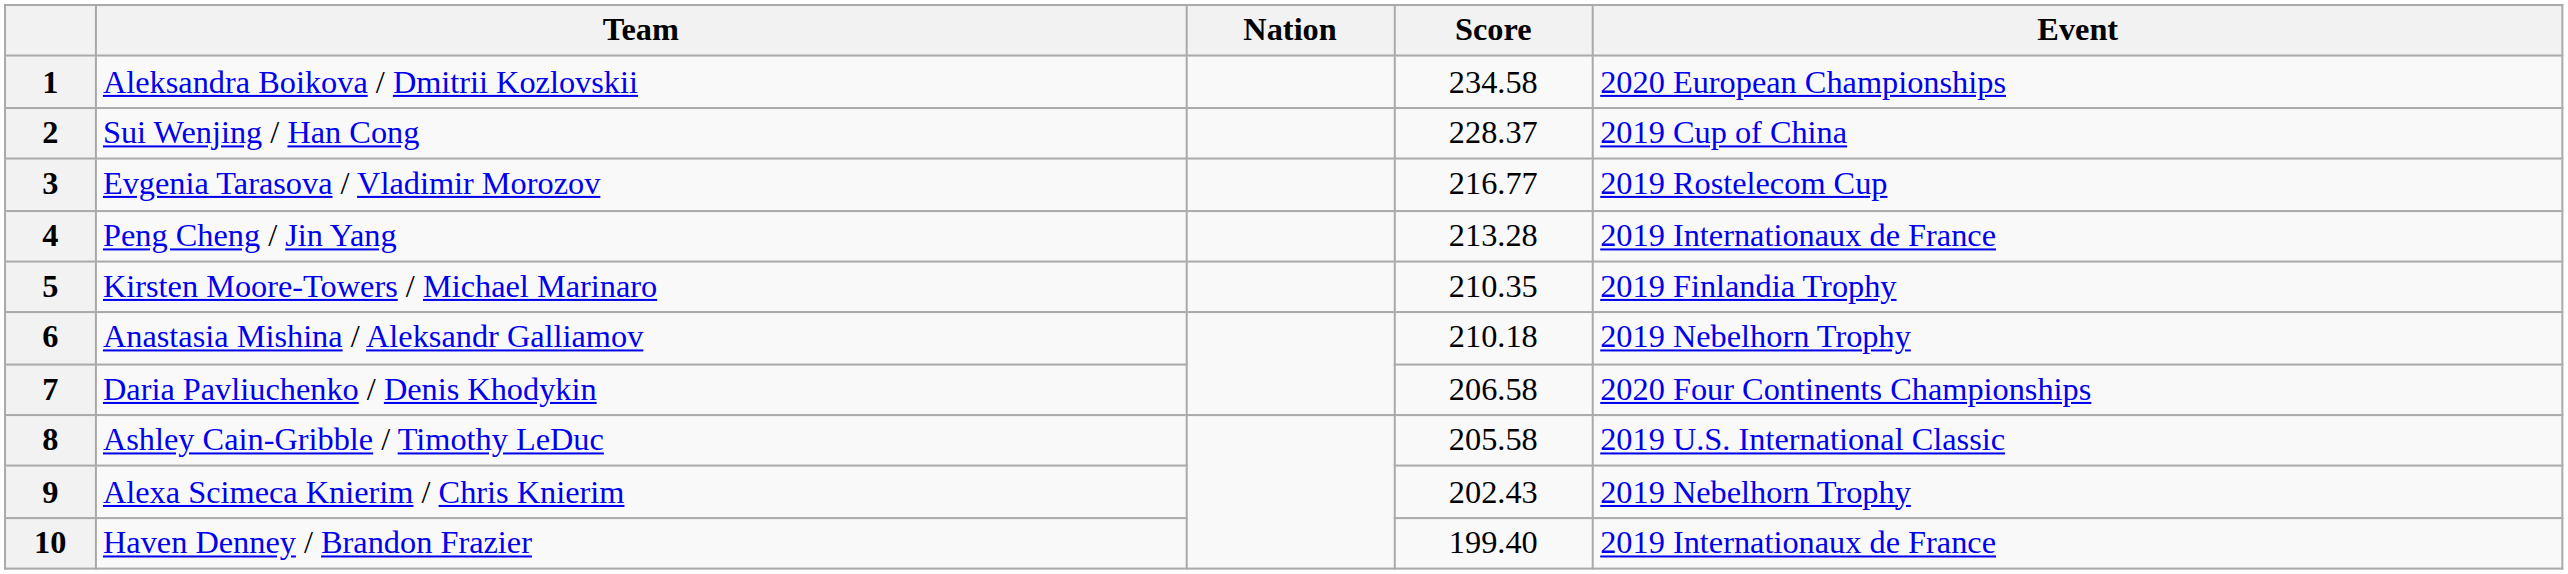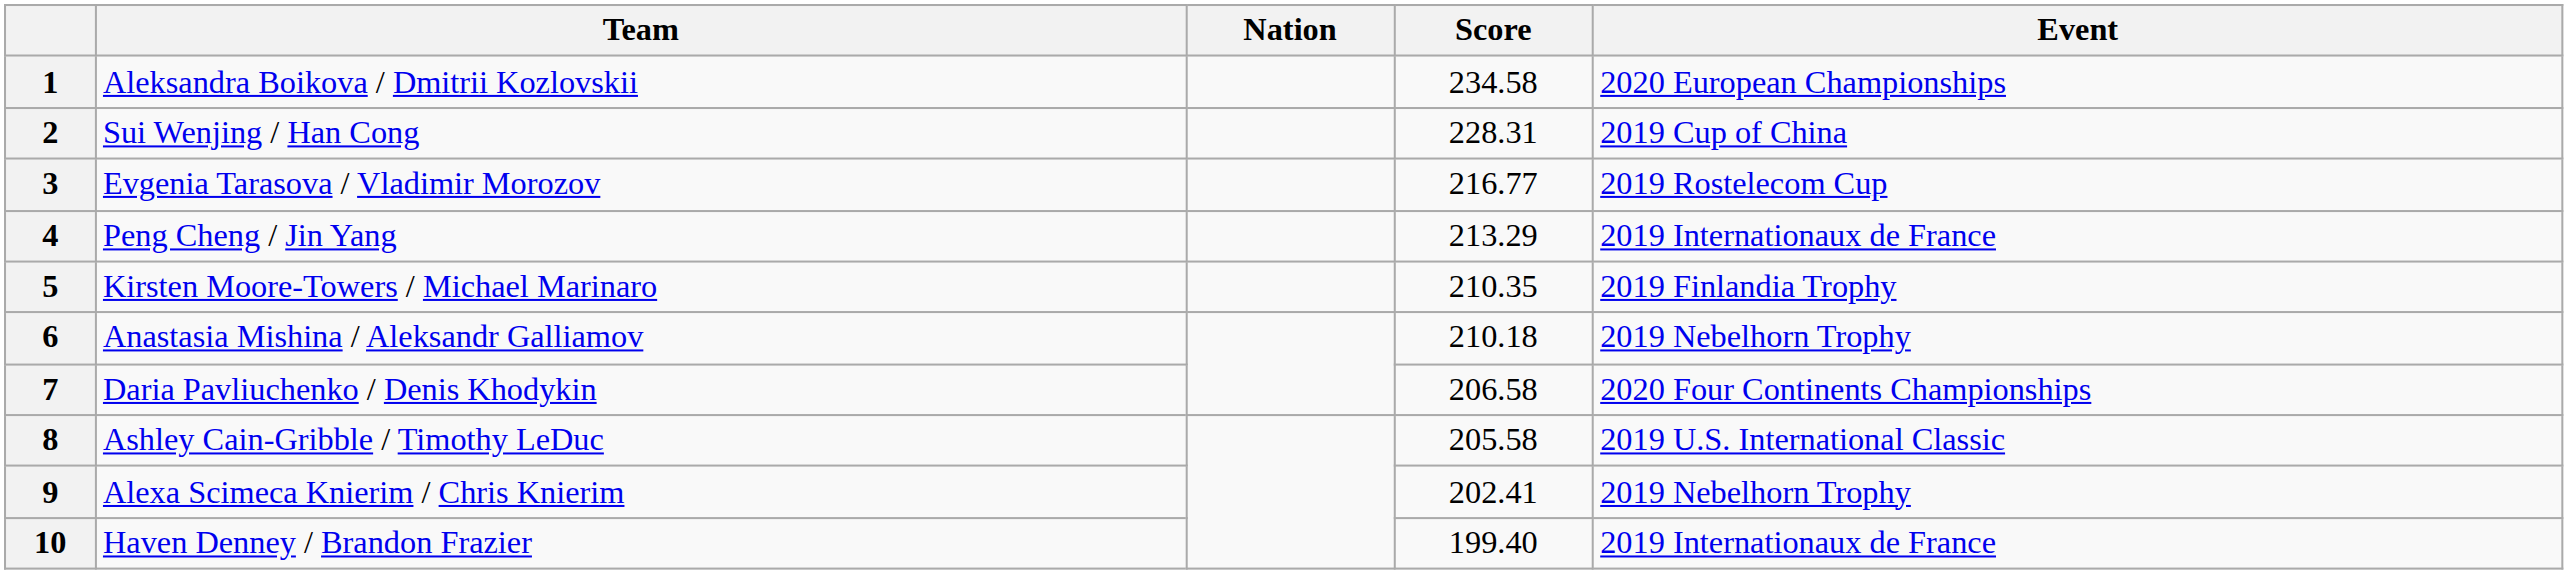(1493, 132) 228.37 -> (1493, 132) 228.31
(1493, 235) 213.28 -> (1493, 235) 213.29
(1493, 491) 202.43 -> (1493, 491) 202.41
